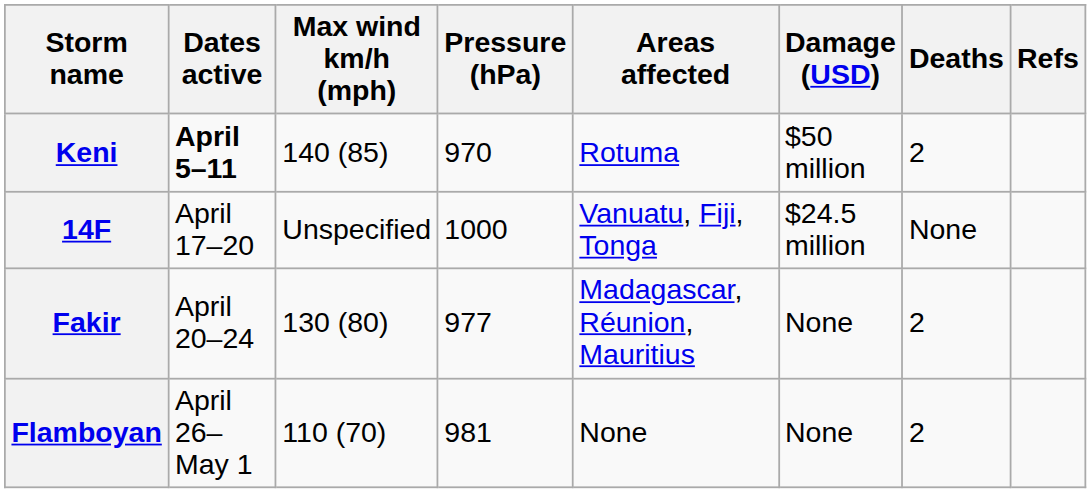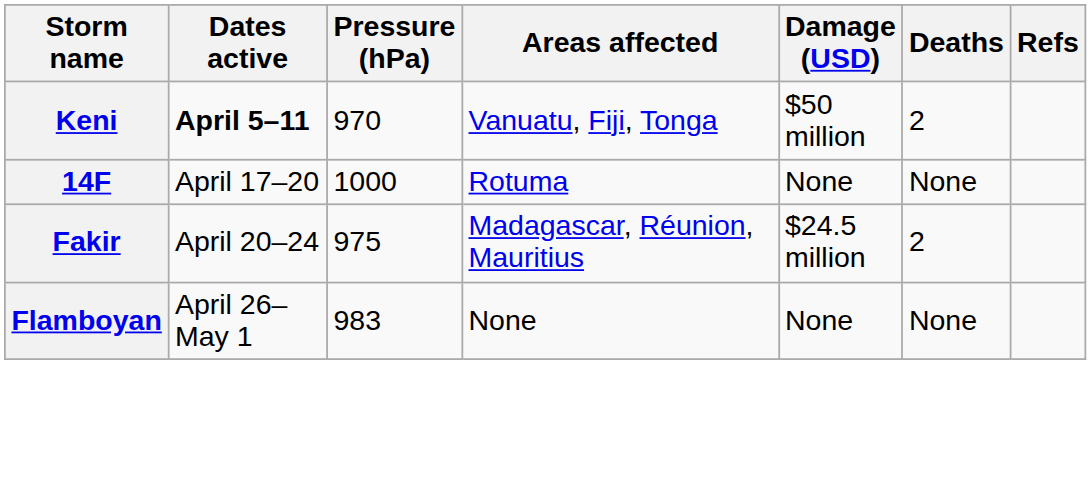- column: (357, 59)
(629, 152) Rotuma -> (593, 120) Vanuatu, Fiji, Tonga
(661, 229) Vanuatu, Fiji, Tonga -> (518, 181) Rotuma
(825, 229) $24.5 million -> (819, 181) None
(468, 322) 977 -> (357, 242) 975
(819, 322) None -> (825, 242) $24.5 million
(468, 432) 981 -> (357, 319) 983
(917, 432) 2 -> (943, 319) None
